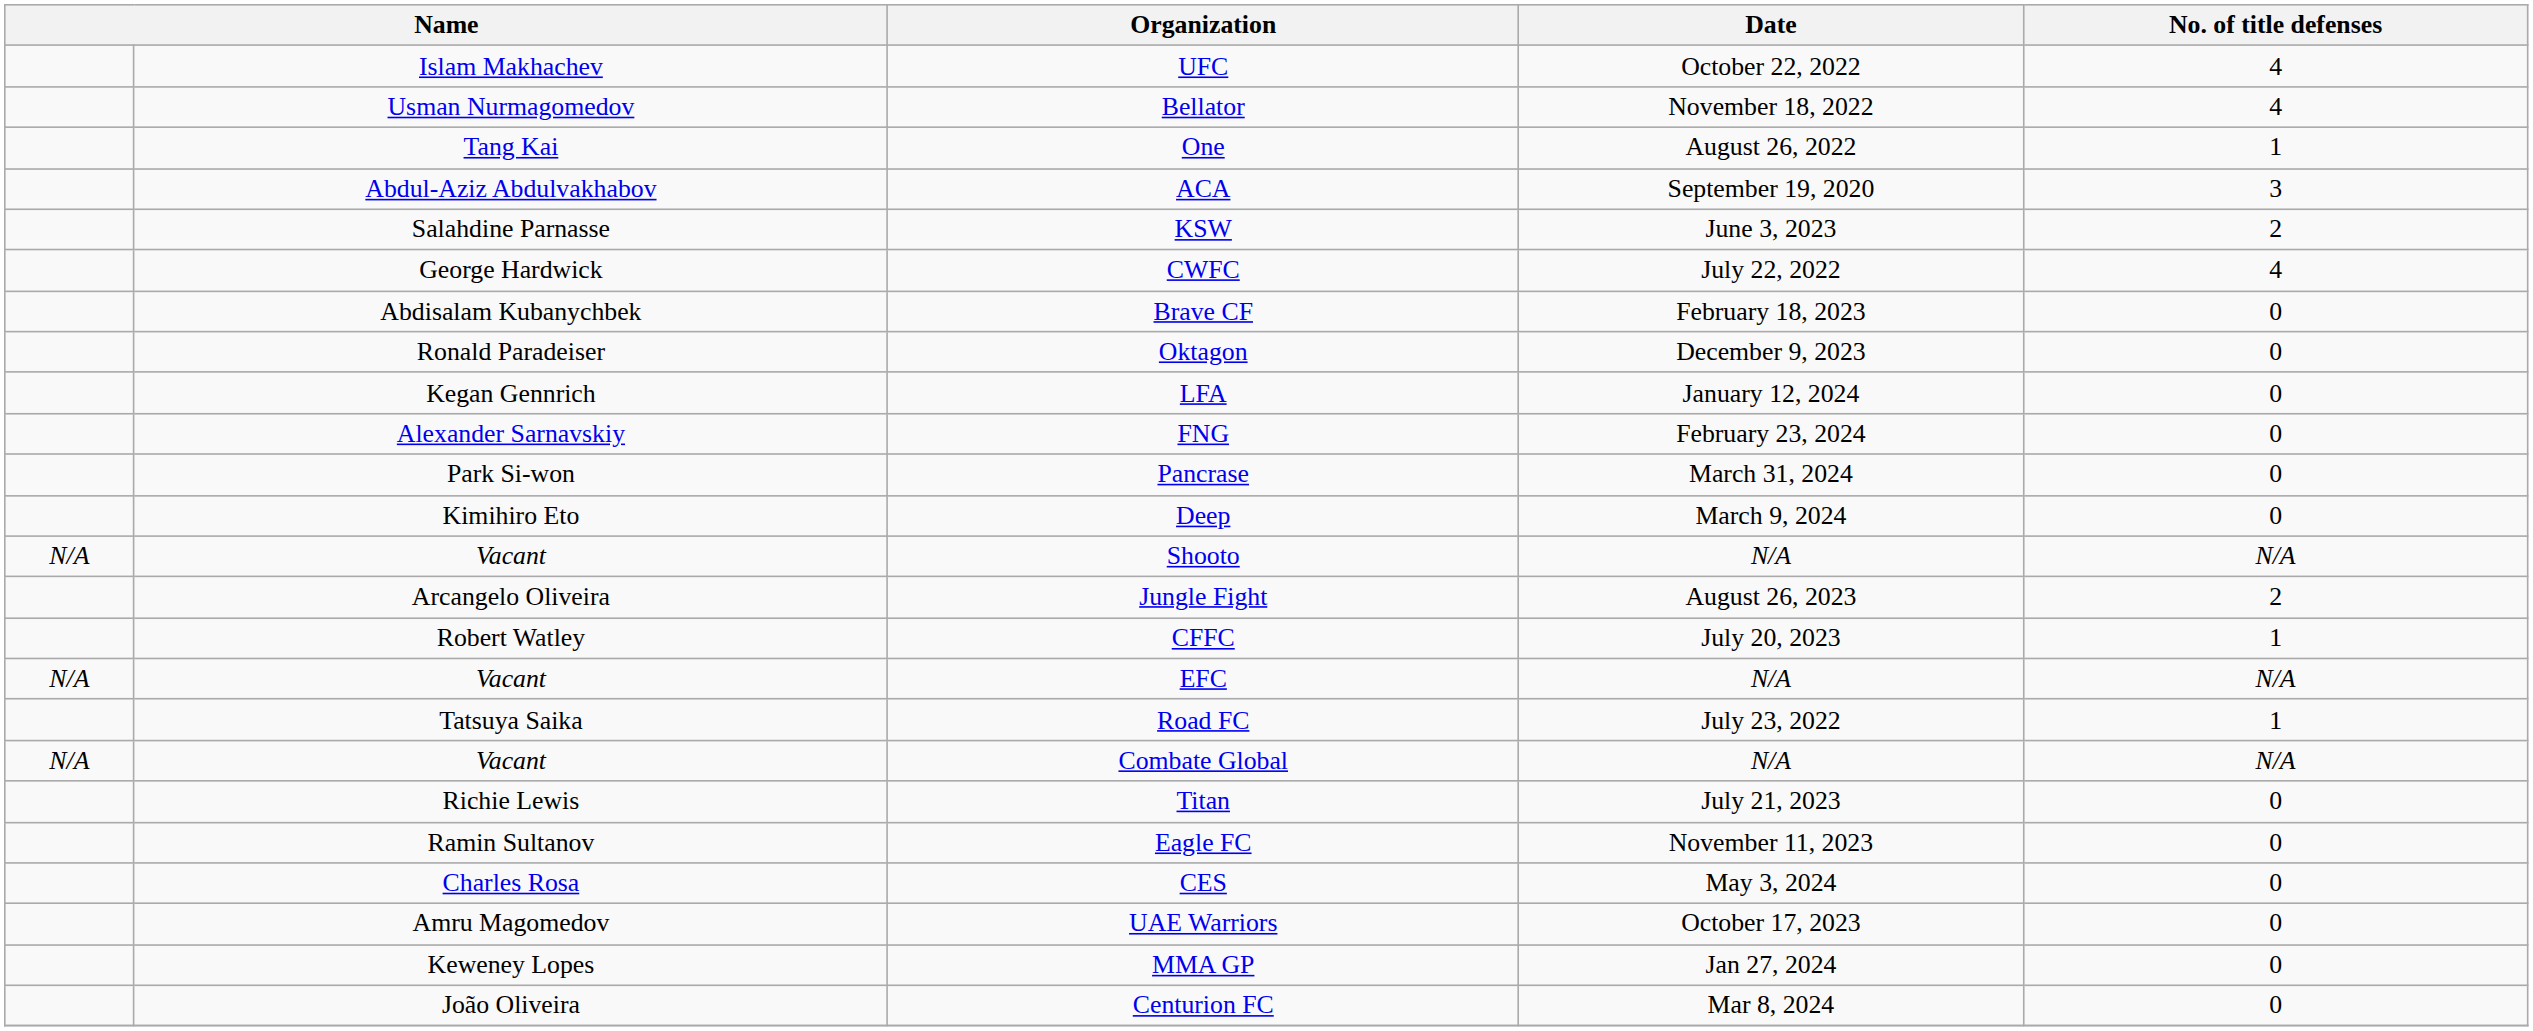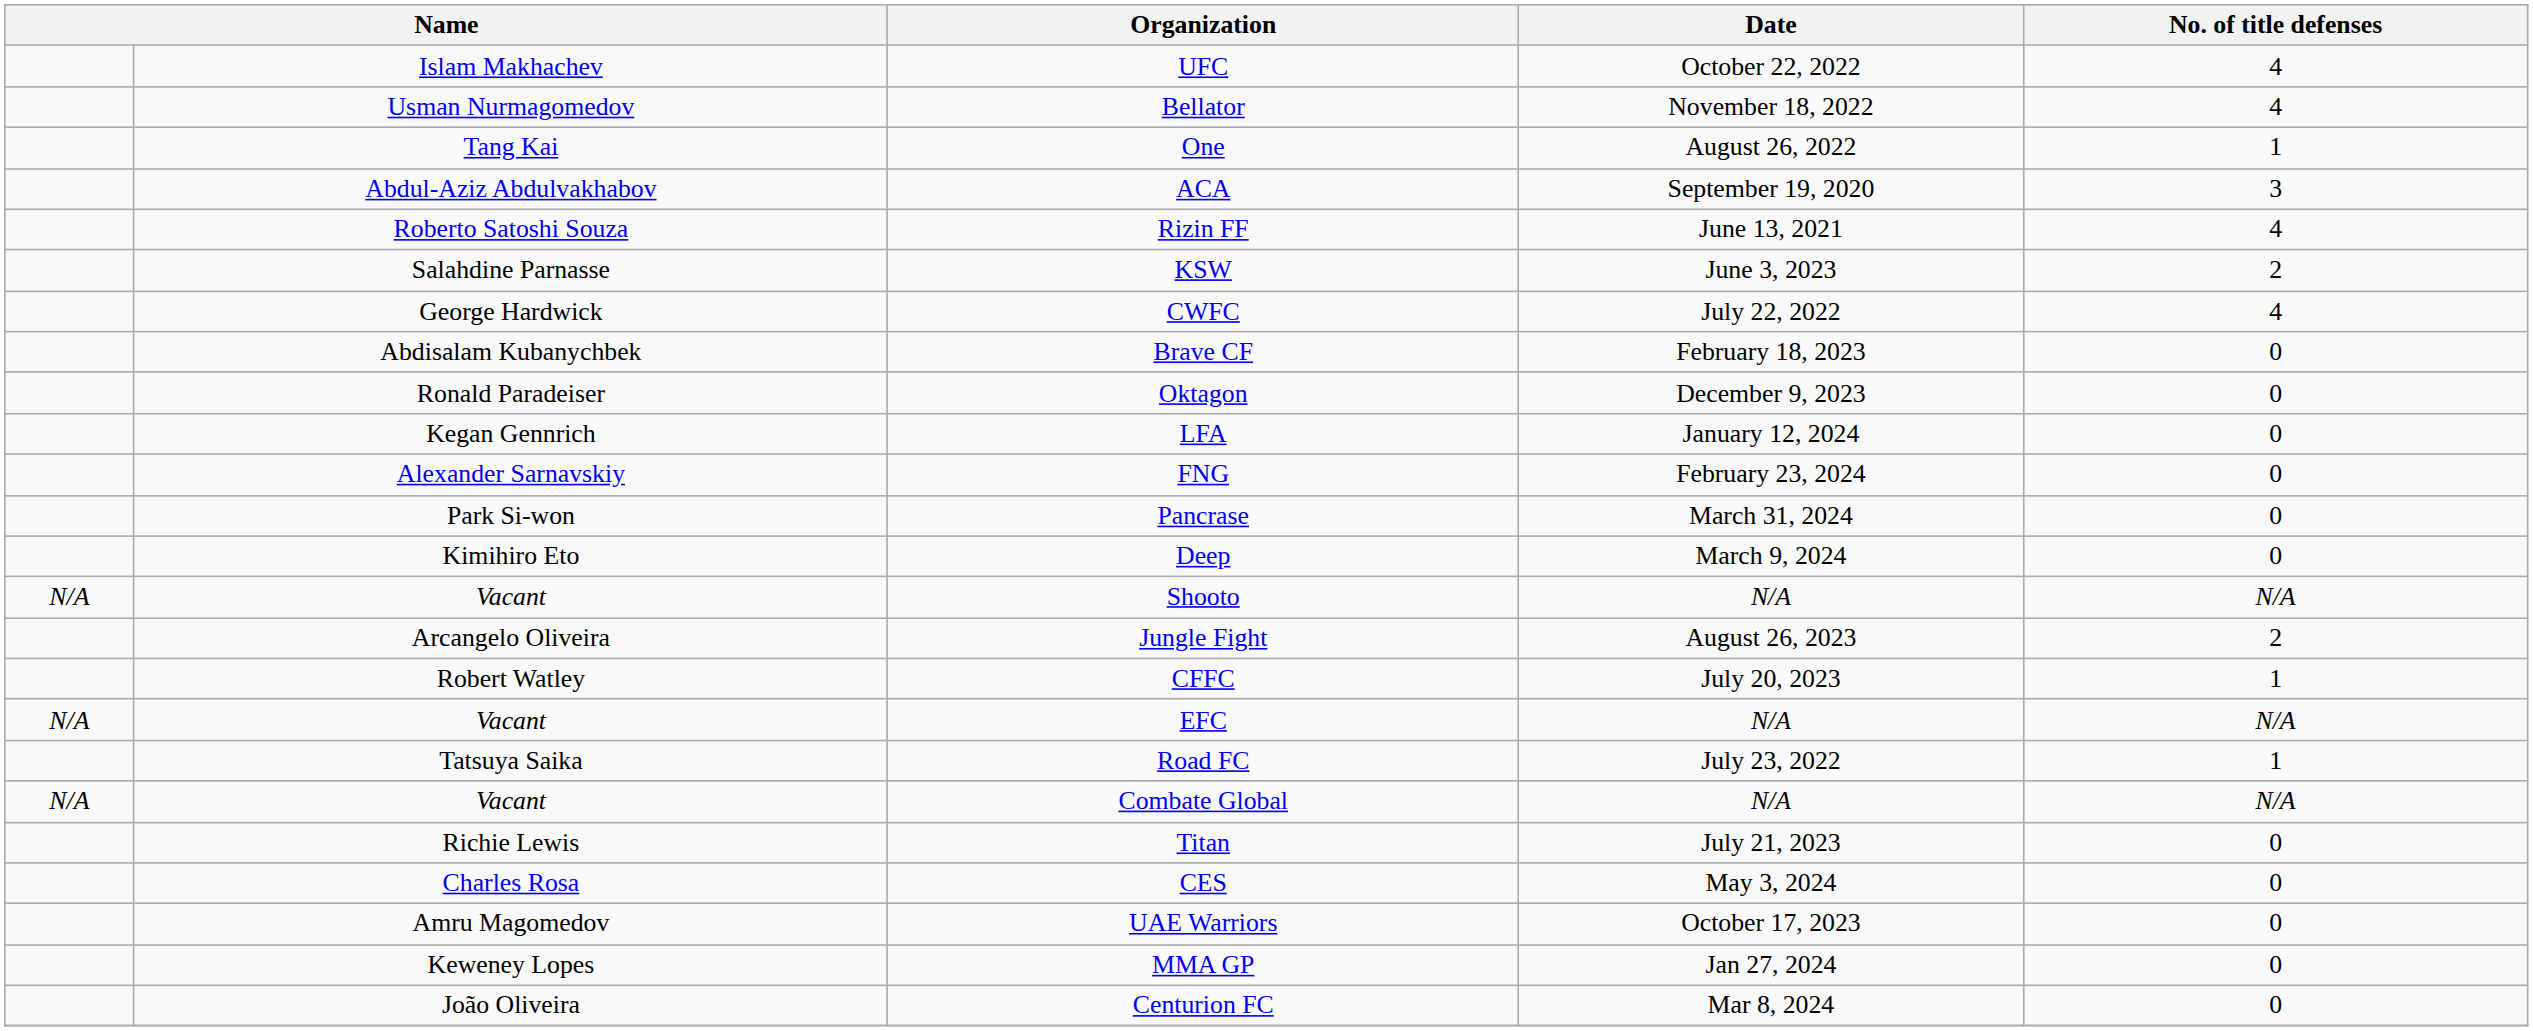+ row: (1203, 229)
- row: (1203, 842)
